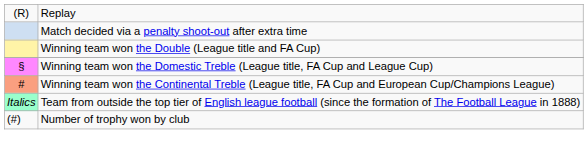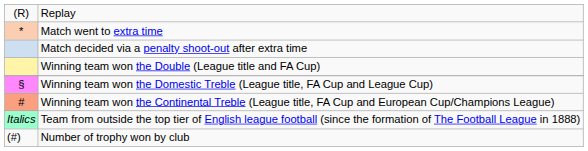+ row: (102, 31)
